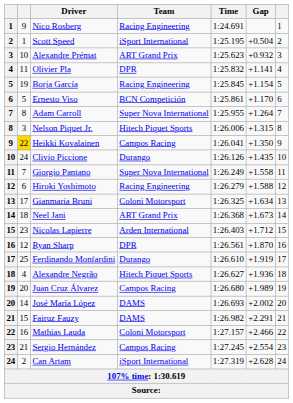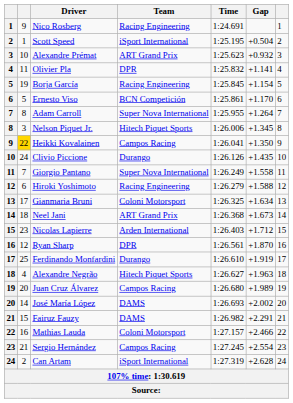(261, 128) +1.315 -> (261, 128) +1.345
(261, 273) +1.936 -> (261, 273) +1.963
